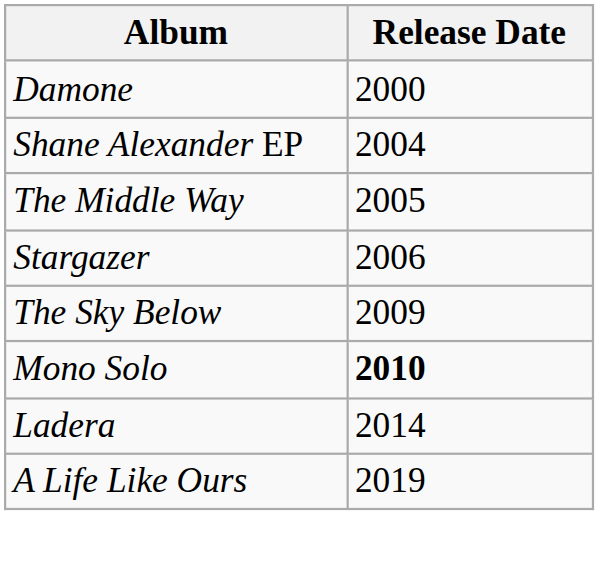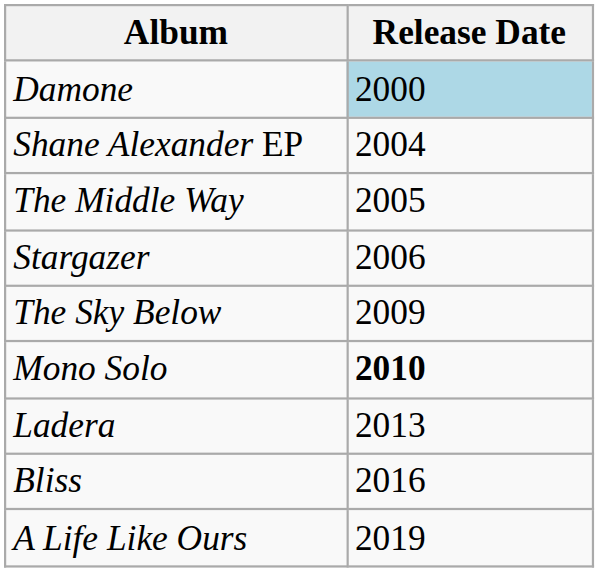(408, 88) no background -> (408, 88) lightblue background
(390, 425) 2014 -> (390, 425) 2013
+ row: (48, 481)
